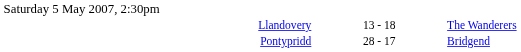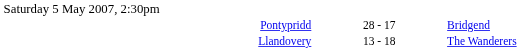rows swapped: (285, 25) <-> (286, 41)
